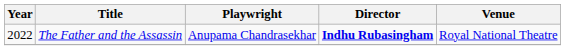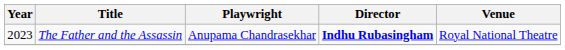(20, 34) 2022 -> (20, 34) 2023
